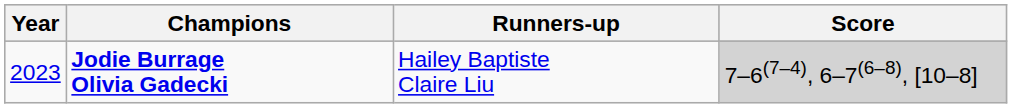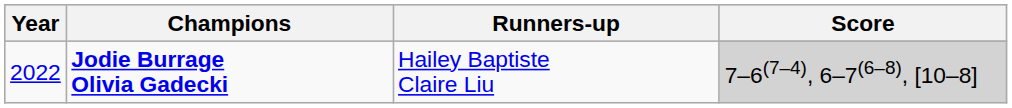(35, 72) 2023 -> (35, 72) 2022
